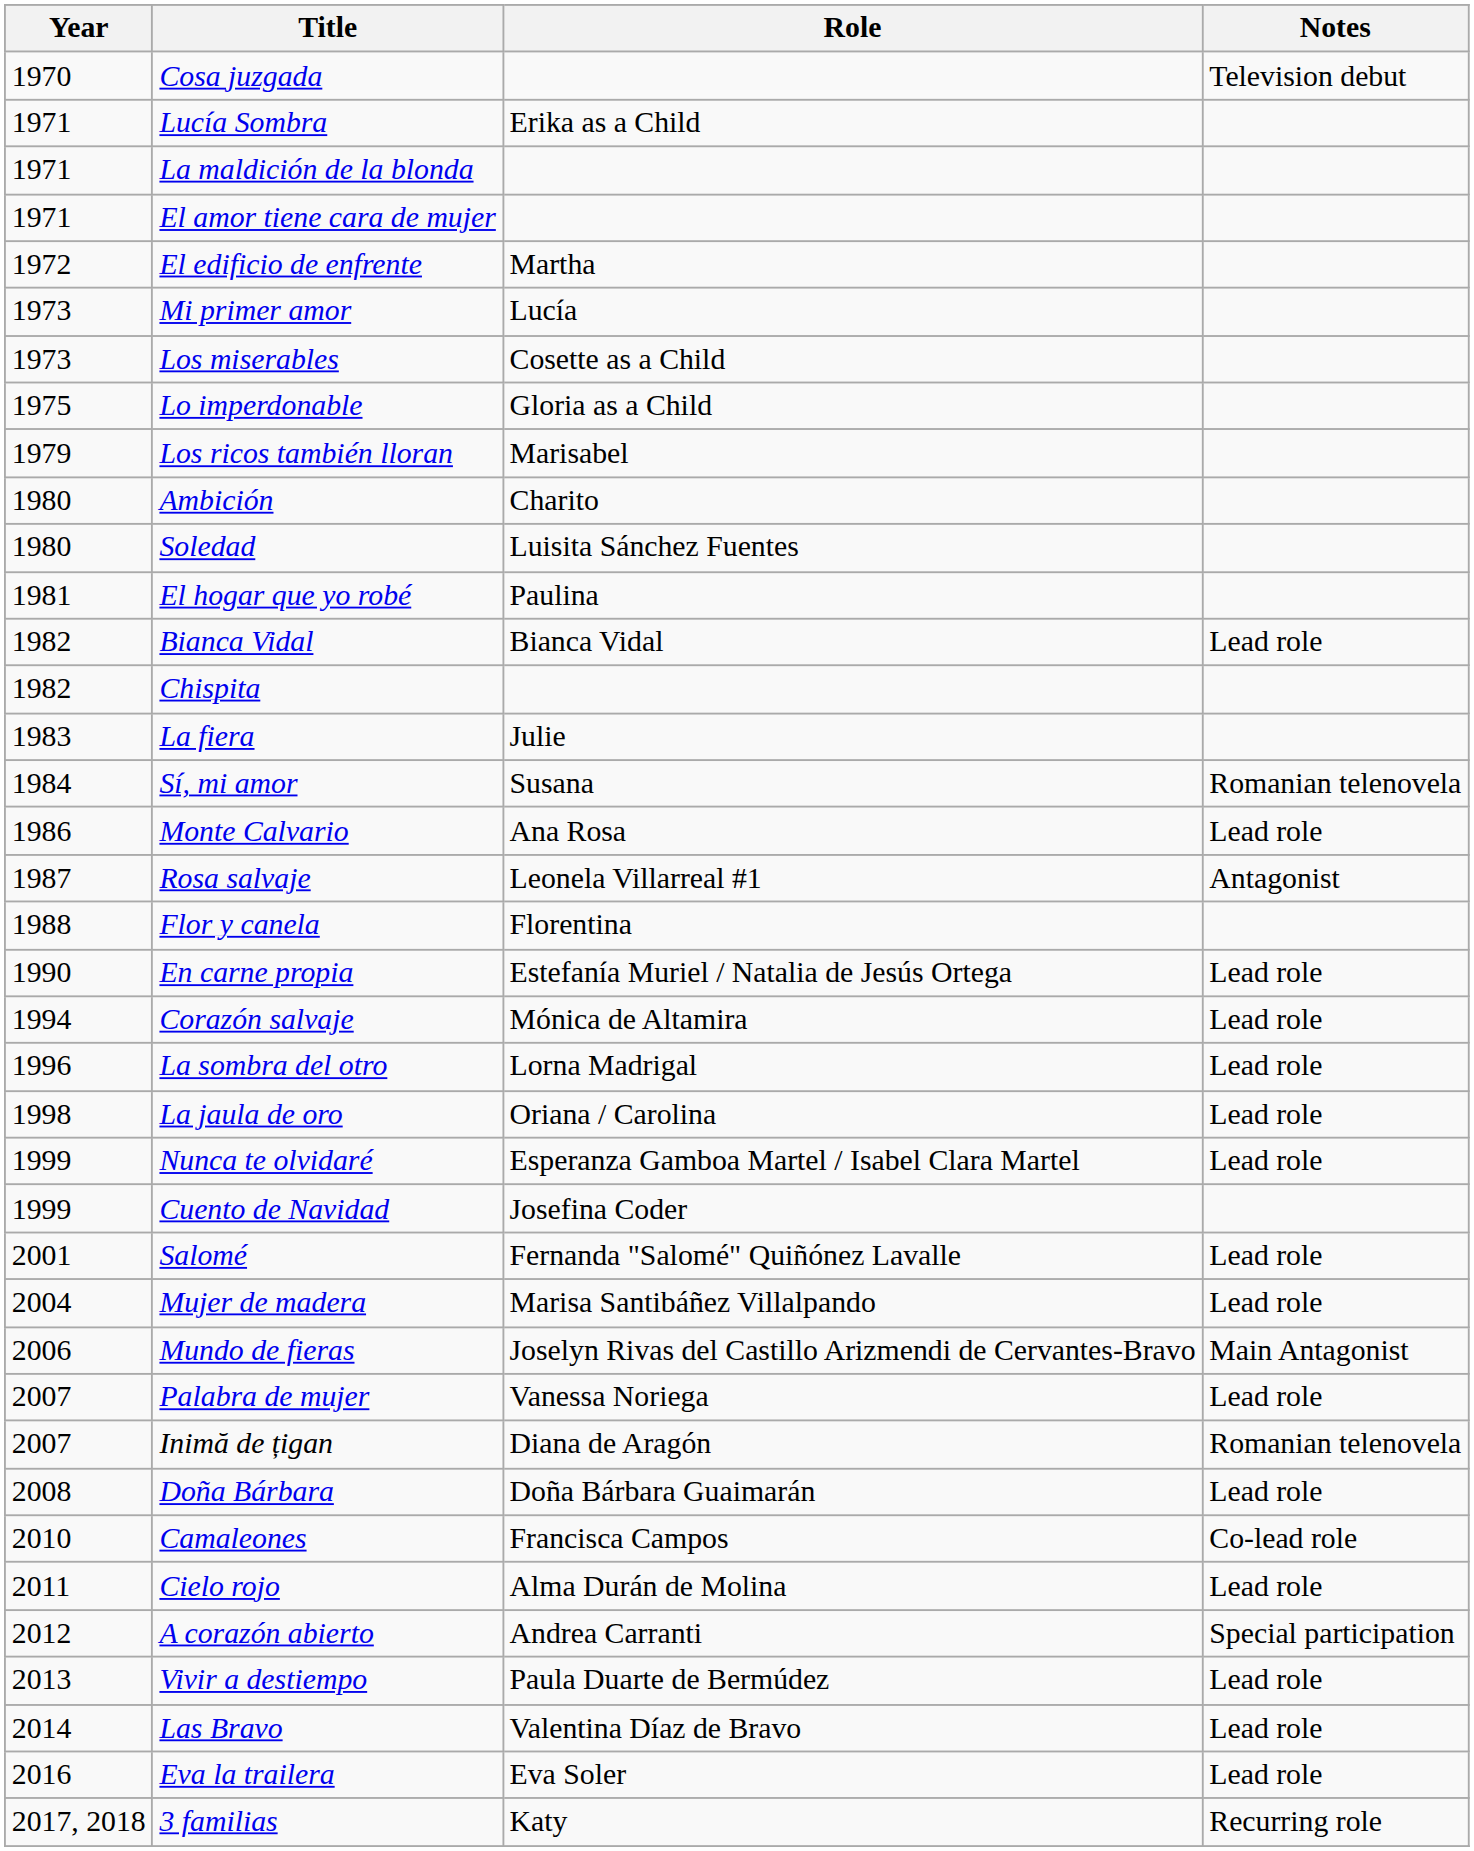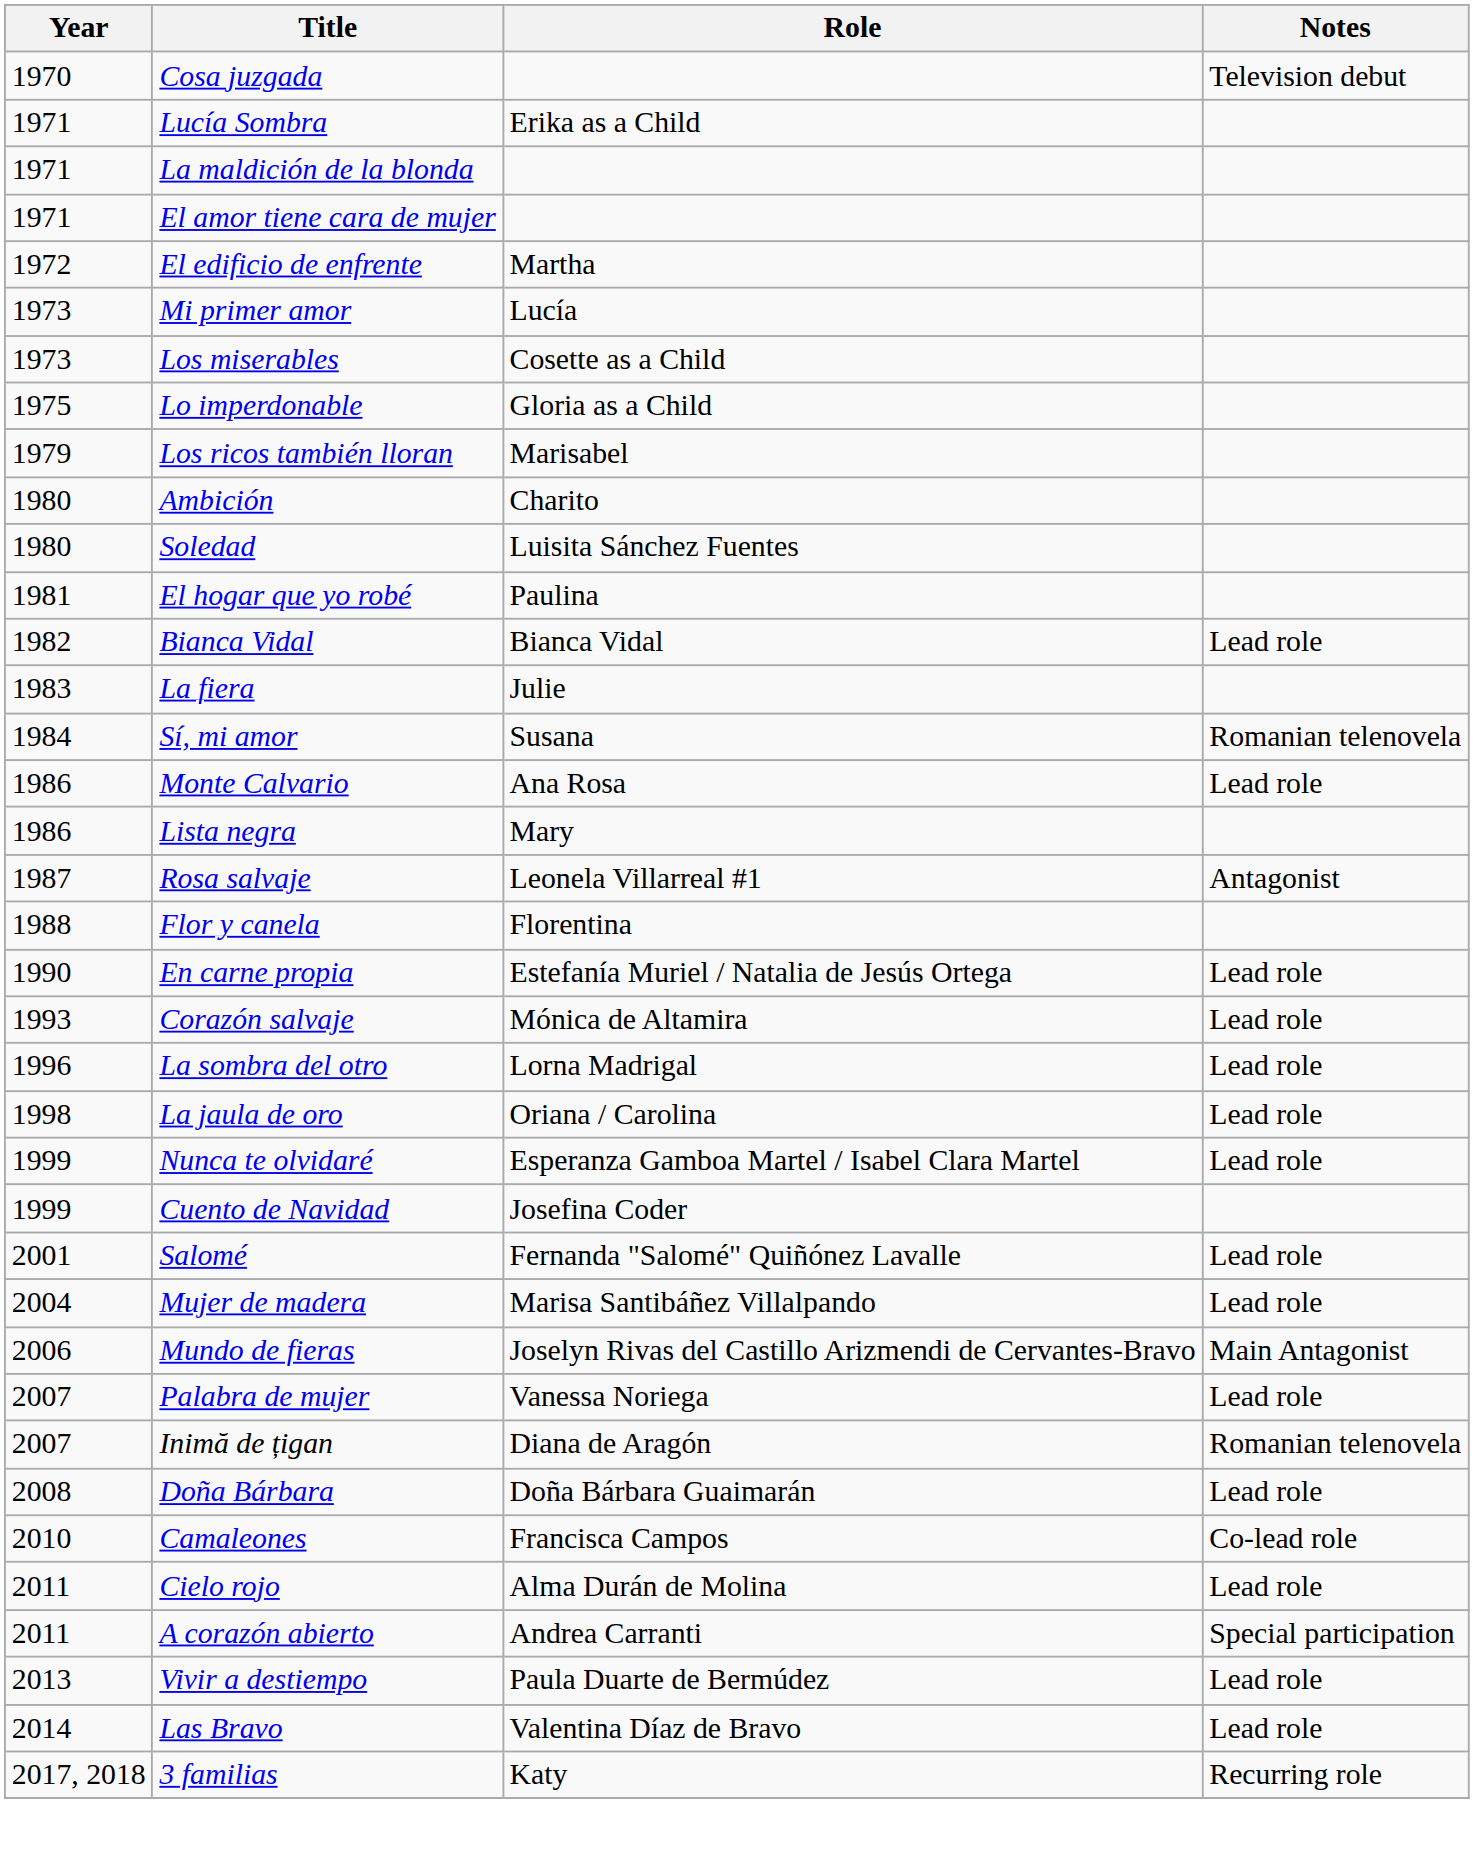- row: (210, 688)
+ row: (228, 830)
(42, 1019) 1994 -> (42, 1019) 1993
(42, 1632) 2012 -> (41, 1632) 2011
- row: (247, 1774)
